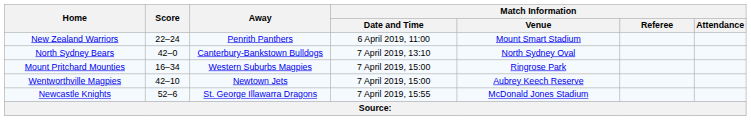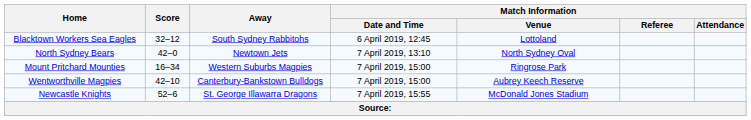- row: (75, 39)
+ row: (75, 39)
(260, 53) Canterbury-Bankstown Bulldogs -> (260, 53) Newtown Jets
(260, 81) Newtown Jets -> (260, 81) Canterbury-Bankstown Bulldogs
